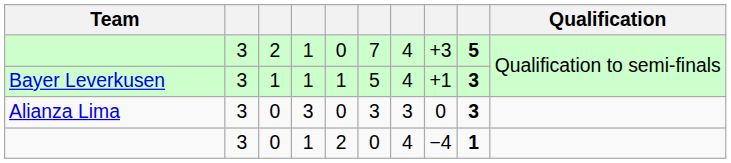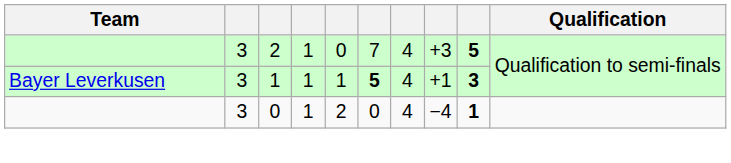(374, 81) normal -> (374, 81) bold
- row: (64, 111)
